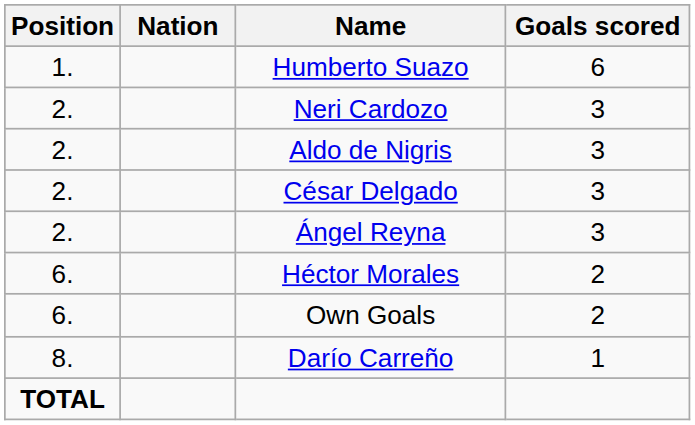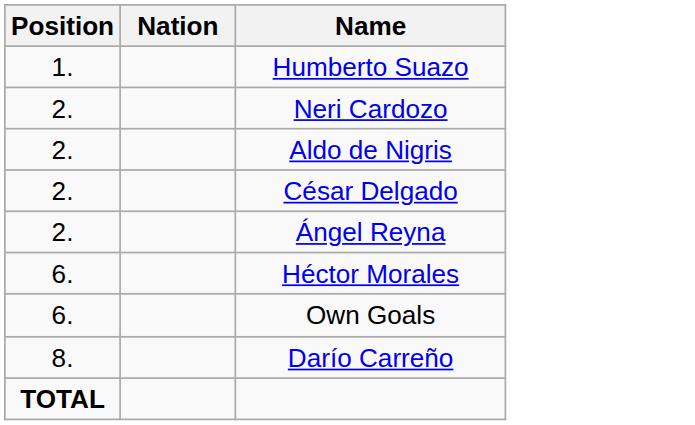- column: (598, 26)
